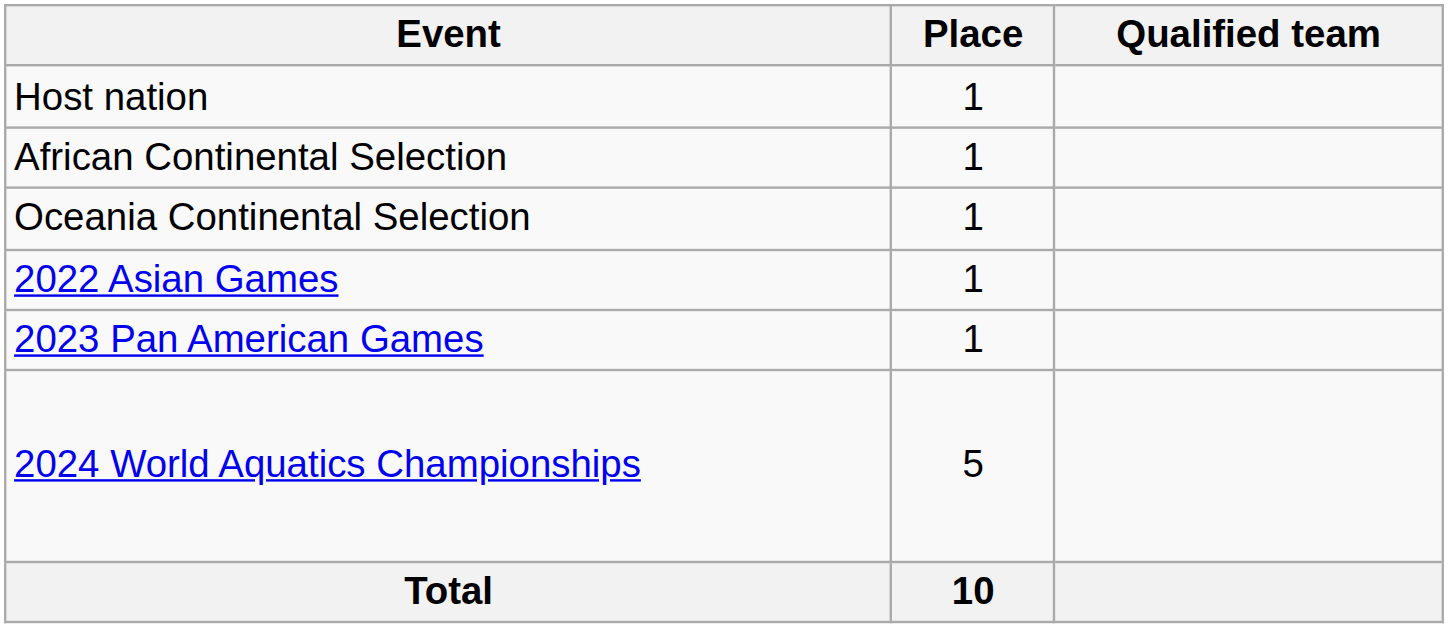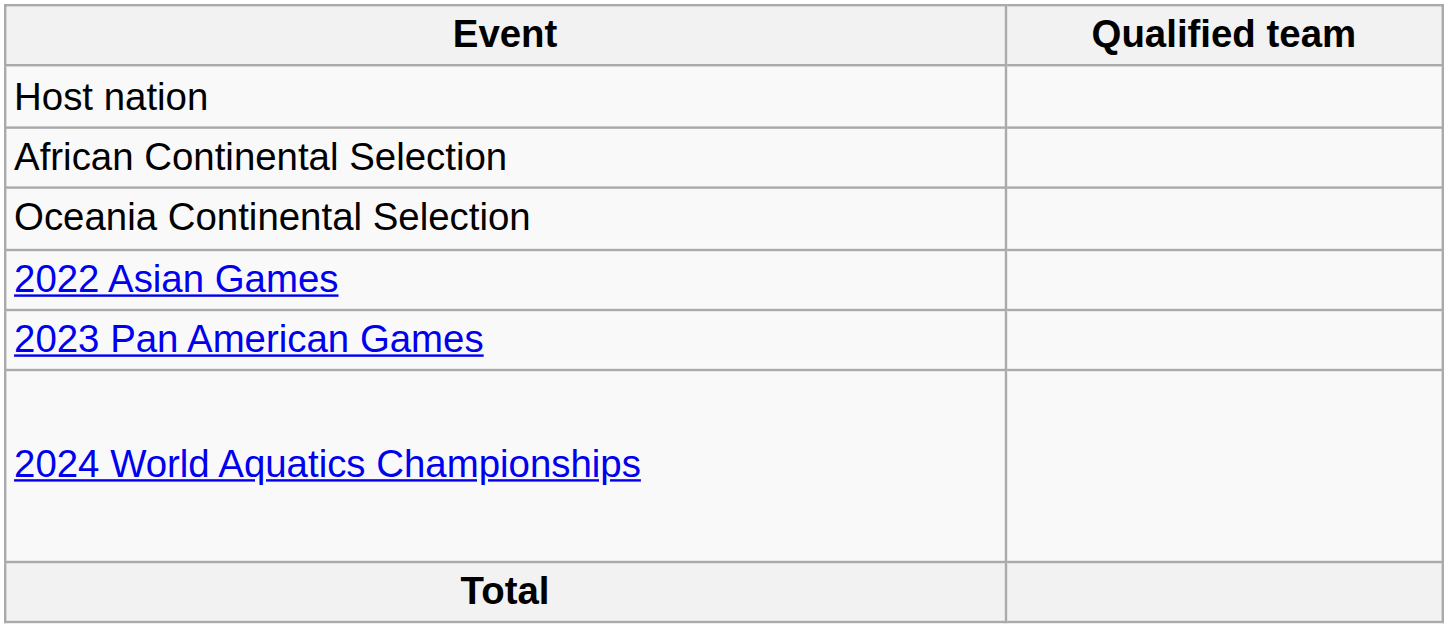- column: (973, 34)
